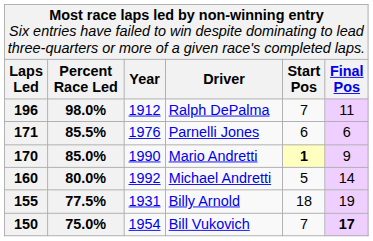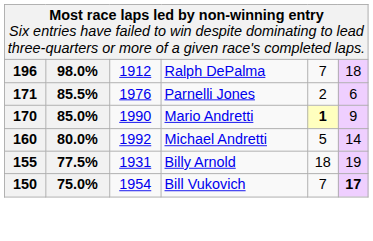- row: (224, 79)
(347, 110) 11 -> (353, 71) 18
(304, 133) 6 -> (323, 93) 2
